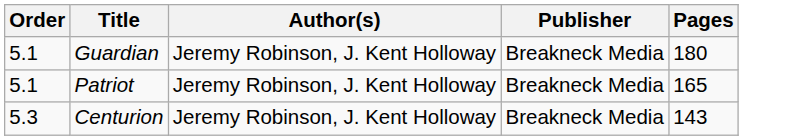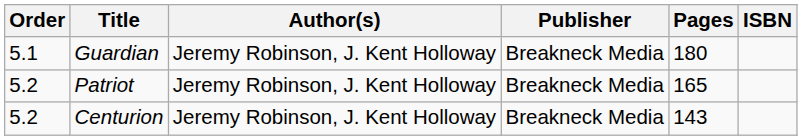+ column: (767, 20)
(24, 85) 5.1 -> (24, 85) 5.2
(24, 118) 5.3 -> (24, 118) 5.2
